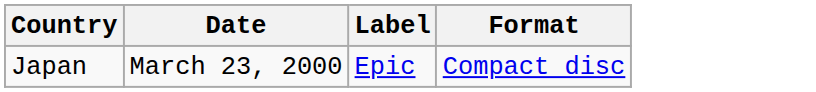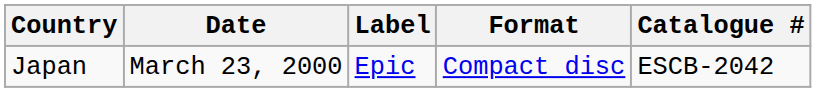+ column: (721, 26)
